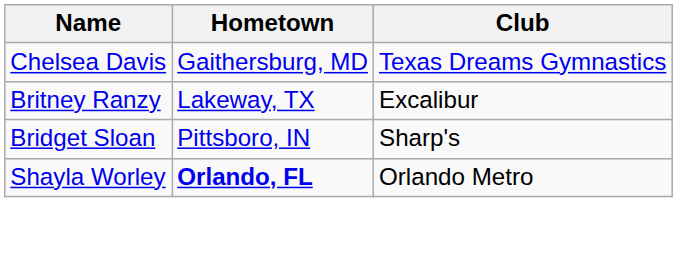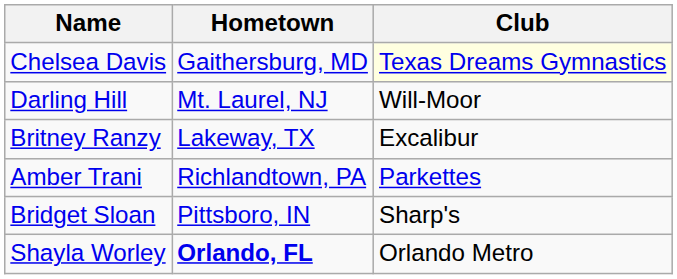(523, 61) no background -> (523, 61) lightyellow background
+ row: (69, 100)
+ row: (76, 176)
